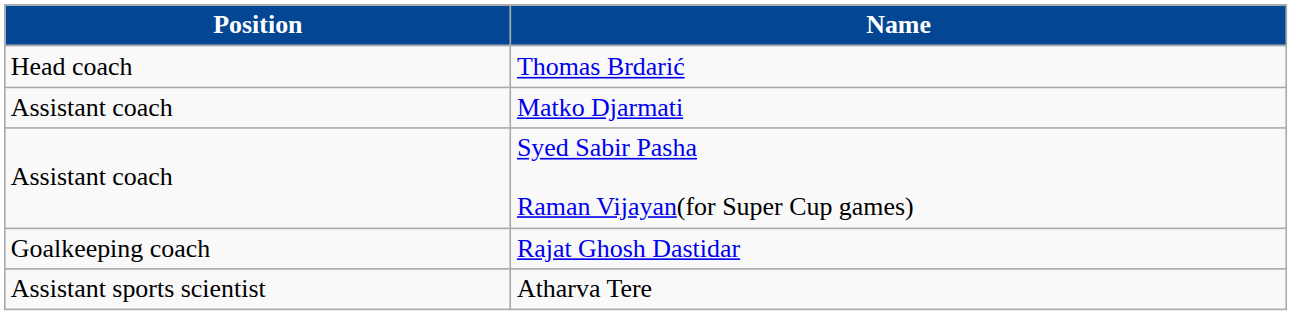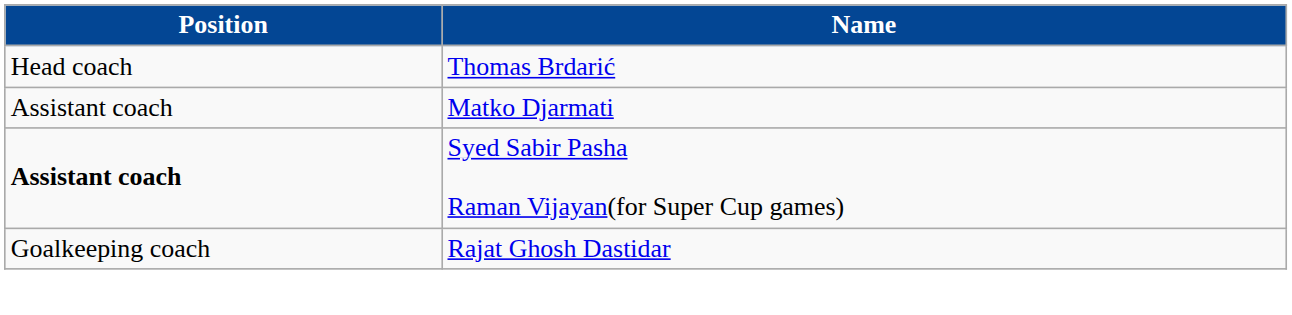(92, 177) normal -> (96, 177) bold
- row: (585, 288)
